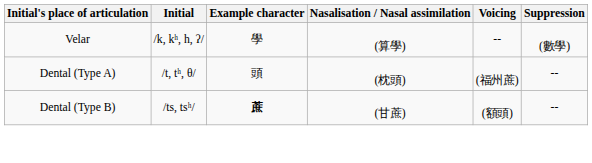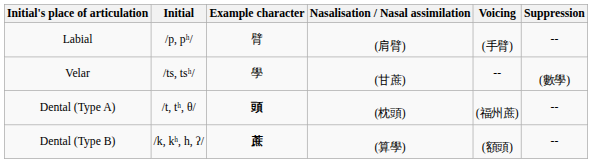+ row: (78, 39)
(179, 39) /k, kʰ, h, ʔ/ -> (179, 73) /ts, tsʰ/
(390, 46) (算學) -> (390, 80) (甘蔗)
(257, 73) normal -> (257, 107) bold
(179, 107) /ts, tsʰ/ -> (179, 141) /k, kʰ, h, ʔ/
(390, 113) (甘蔗) -> (390, 147) (算學)
